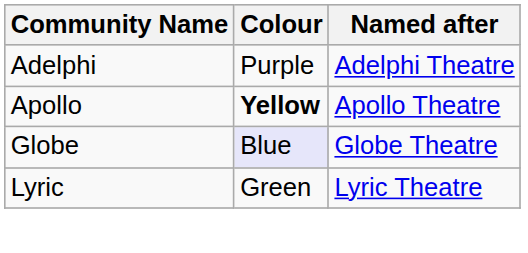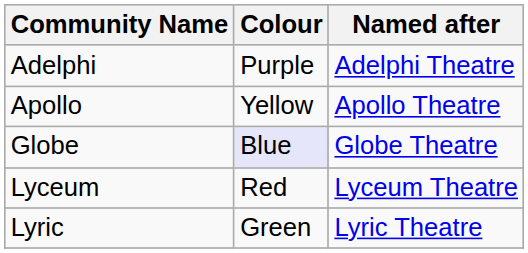(280, 106) bold -> (277, 106) normal
+ row: (55, 187)
